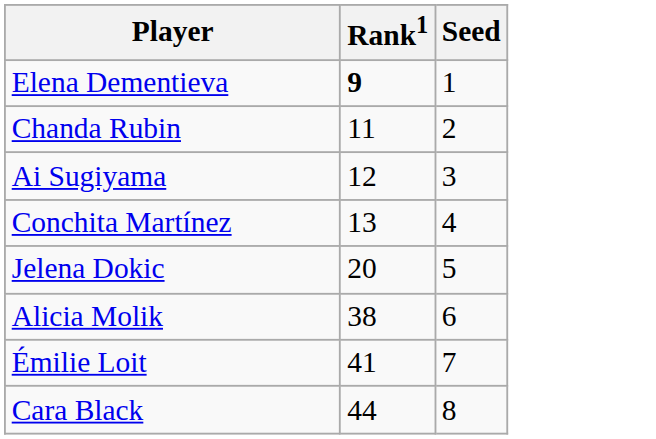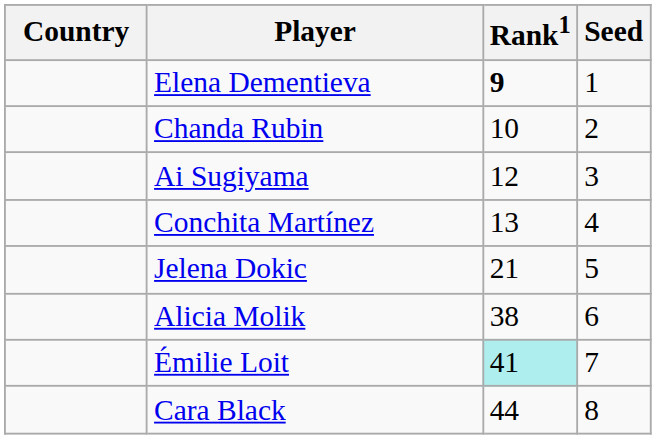+ column: (76, 31)
(361, 129) 11 -> (504, 129) 10
(362, 269) 20 -> (504, 269) 21
(362, 362) no background -> (504, 362) paleturquoise background
